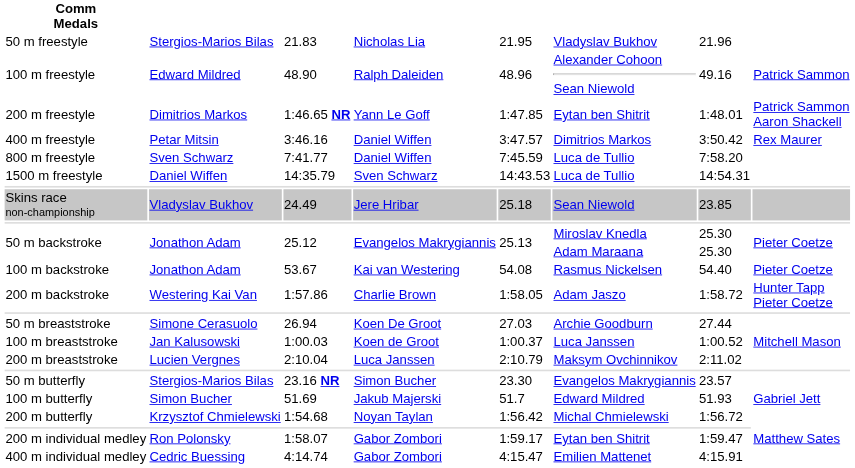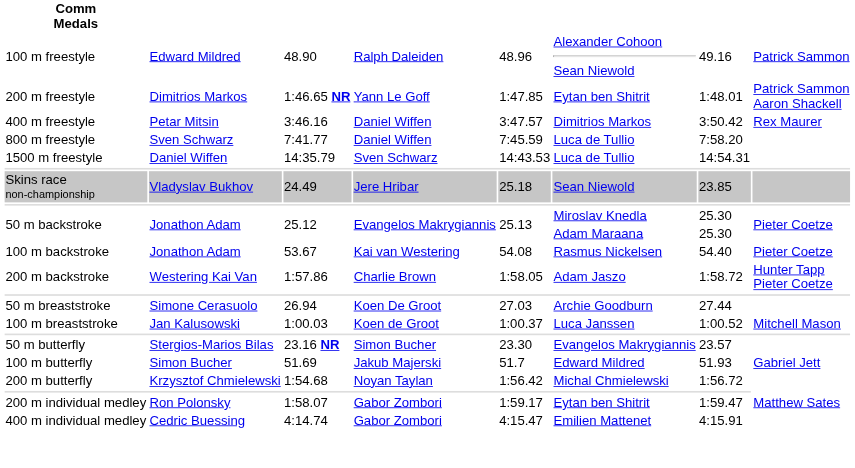- row: (47, 41)
- row: (62, 359)
